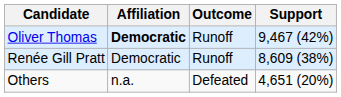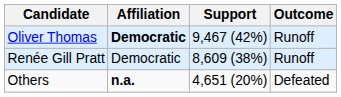columns swapped: (296, 15) <-> (222, 15)
(123, 80) normal -> (123, 80) bold
